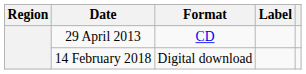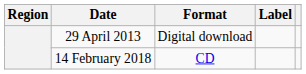(205, 36) CD -> (205, 36) Digital download
(205, 58) Digital download -> (205, 58) CD
